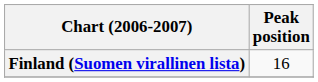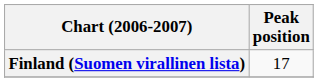(281, 63) 16 -> (281, 63) 17
